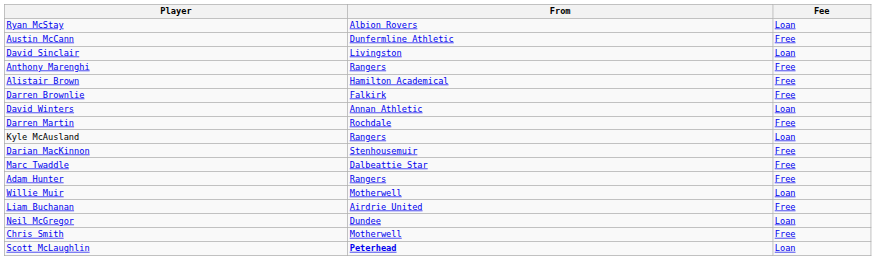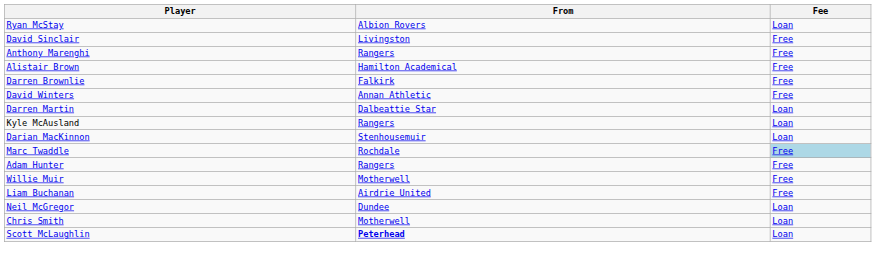- row: (40, 40)
(785, 54) Loan -> (783, 40) Free
(785, 109) Loan -> (783, 95) Free
(371, 123) Rochdale -> (397, 109) Dalbeattie Star
(785, 123) Free -> (783, 109) Loan
(785, 151) Free -> (783, 137) Loan
(389, 165) Dalbeattie Star -> (379, 151) Rochdale
(785, 165) no background -> (783, 151) lightblue background
(785, 193) Loan -> (783, 179) Free
(785, 235) Free -> (783, 221) Loan
